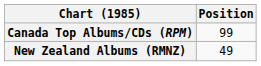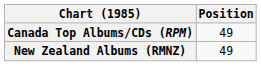(226, 32) 99 -> (226, 32) 49
